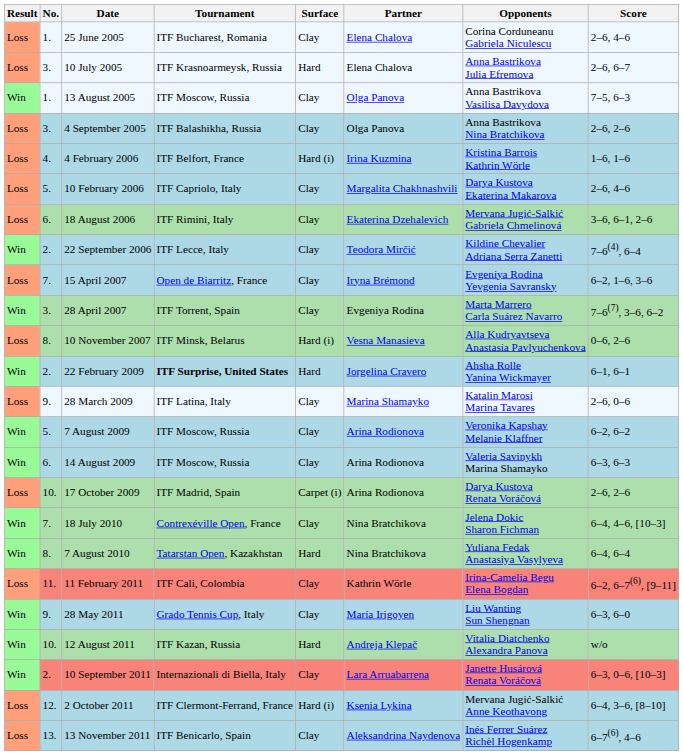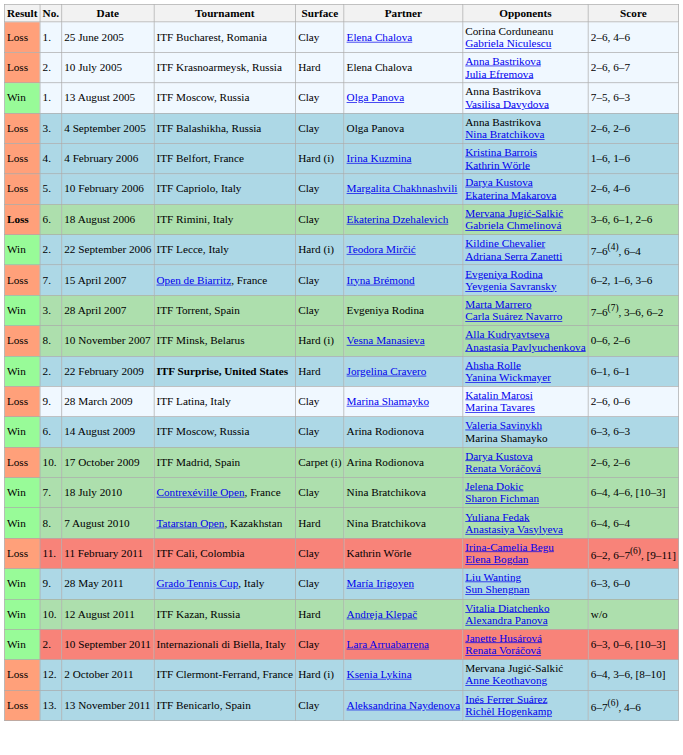(47, 67) 3. -> (47, 67) 2.
(18, 219) normal -> (18, 219) bold
(309, 249) Clay -> (316, 249) Hard (i)
- row: (97, 432)
